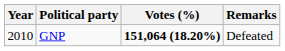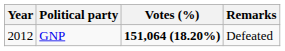(20, 35) 2010 -> (20, 35) 2012
